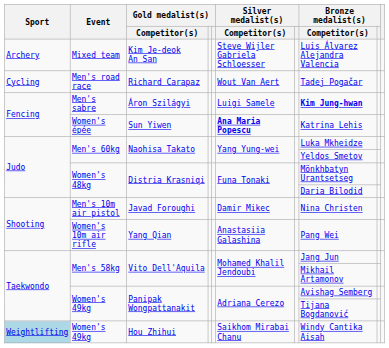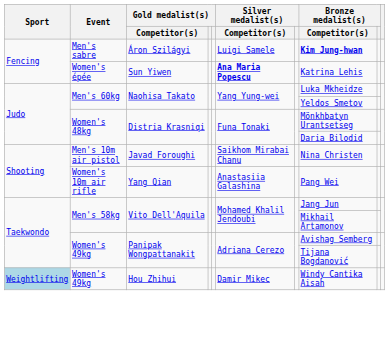- row: (96, 55)
- row: (96, 82)
(244, 209) Damir Mikec -> (253, 155) Saikhom Mirabai Chanu
(253, 332) Saikhom Mirabai Chanu -> (244, 279) Damir Mikec
